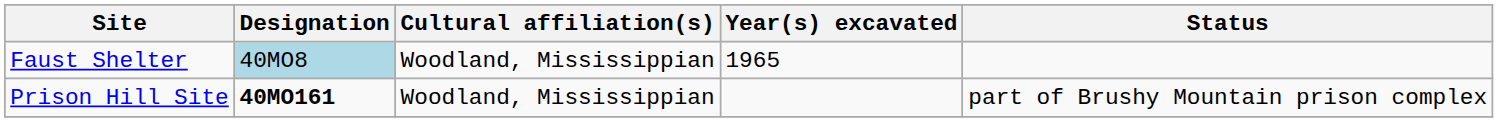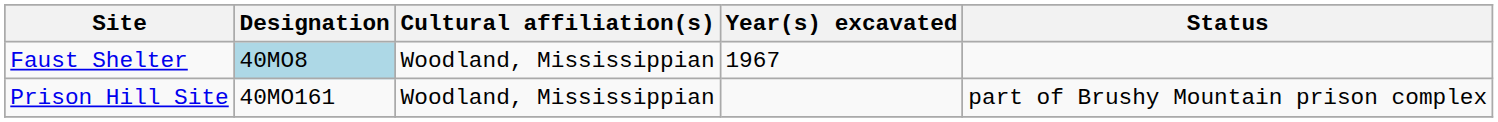(753, 60) 1965 -> (753, 60) 1967
(287, 98) bold -> (287, 98) normal
